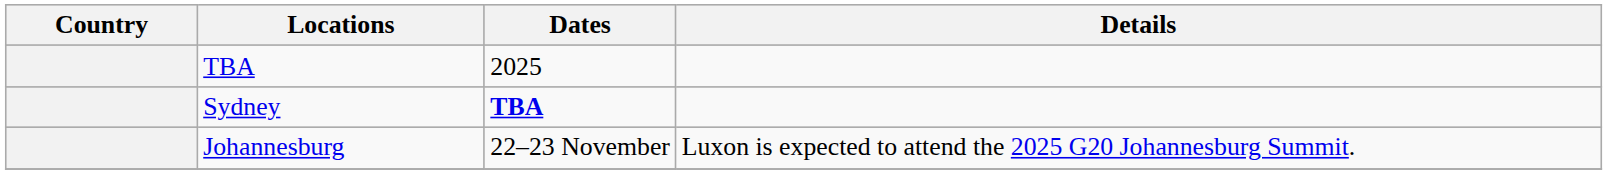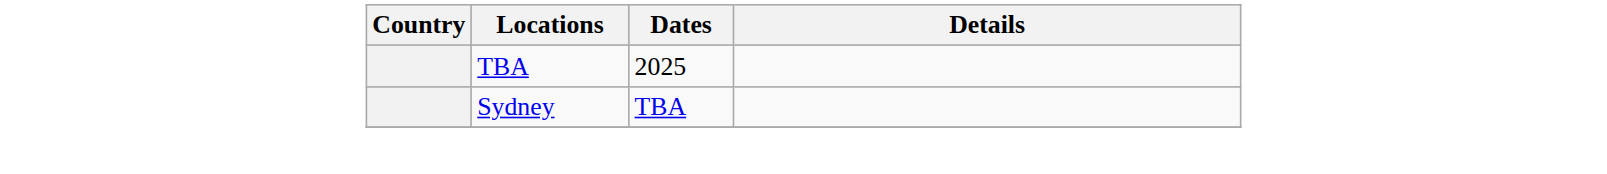(517, 106) bold -> (660, 106) normal
- row: (274, 147)
